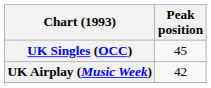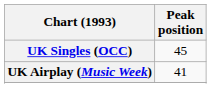(181, 72) 42 -> (181, 72) 41
